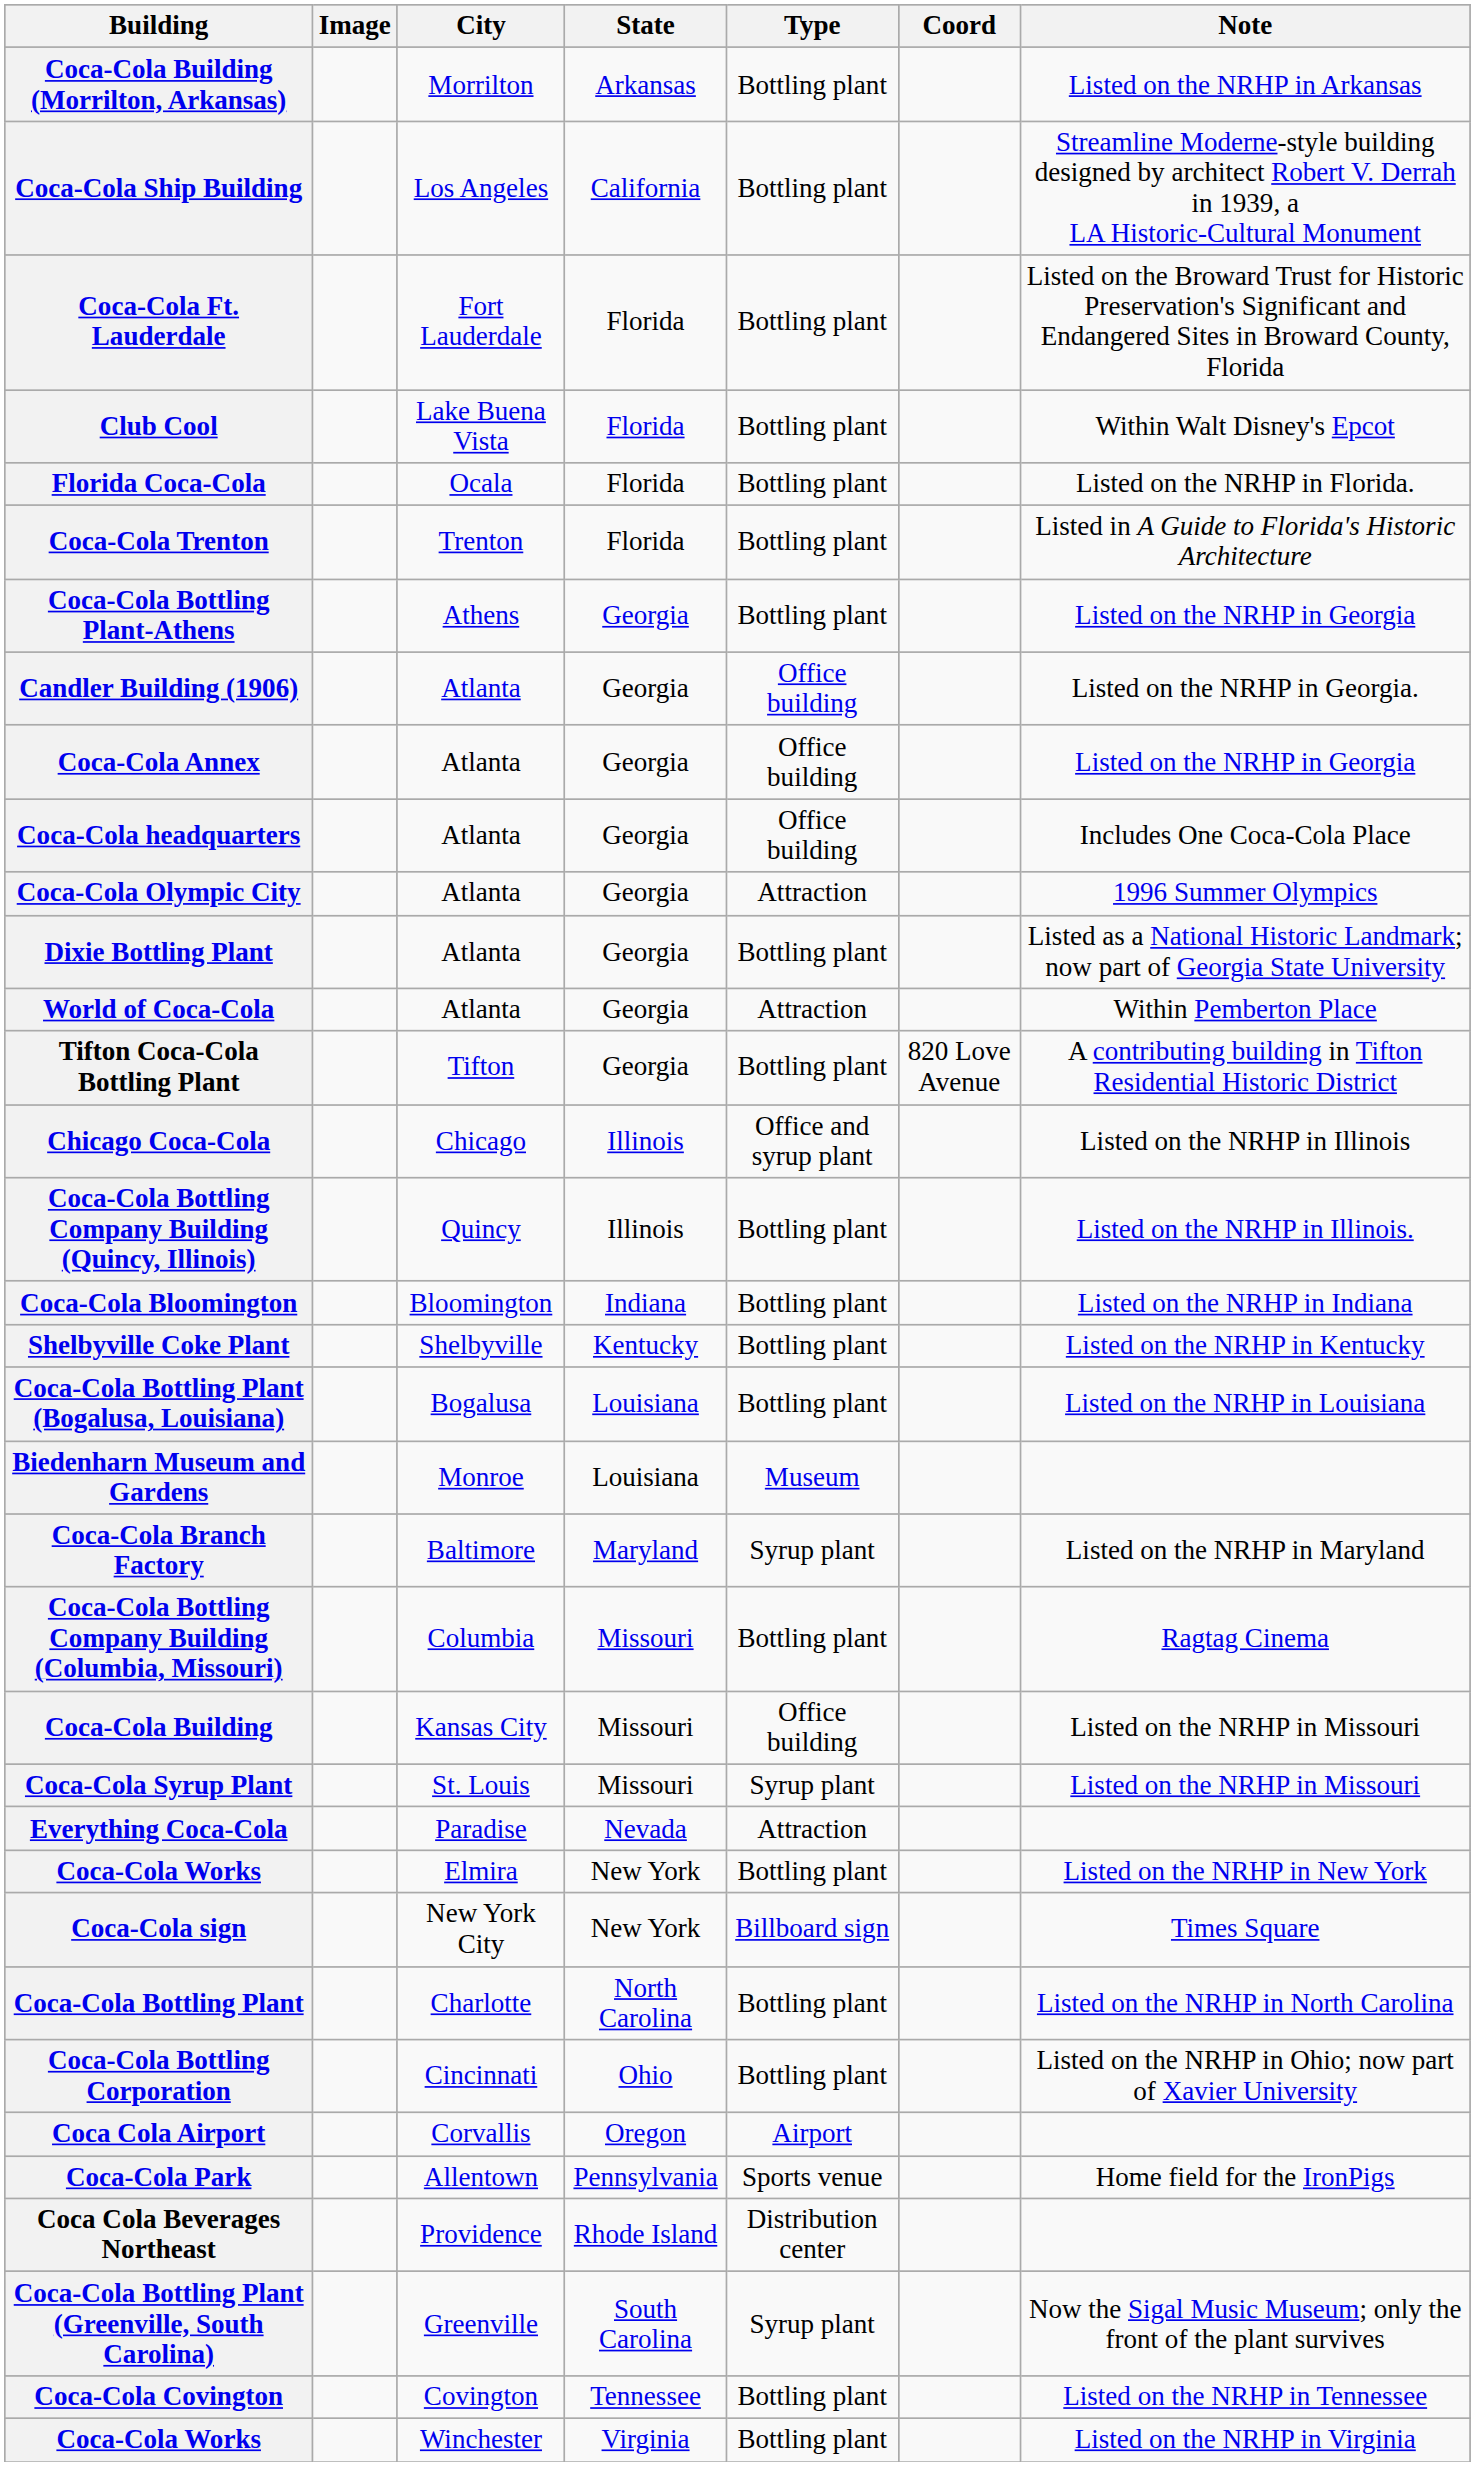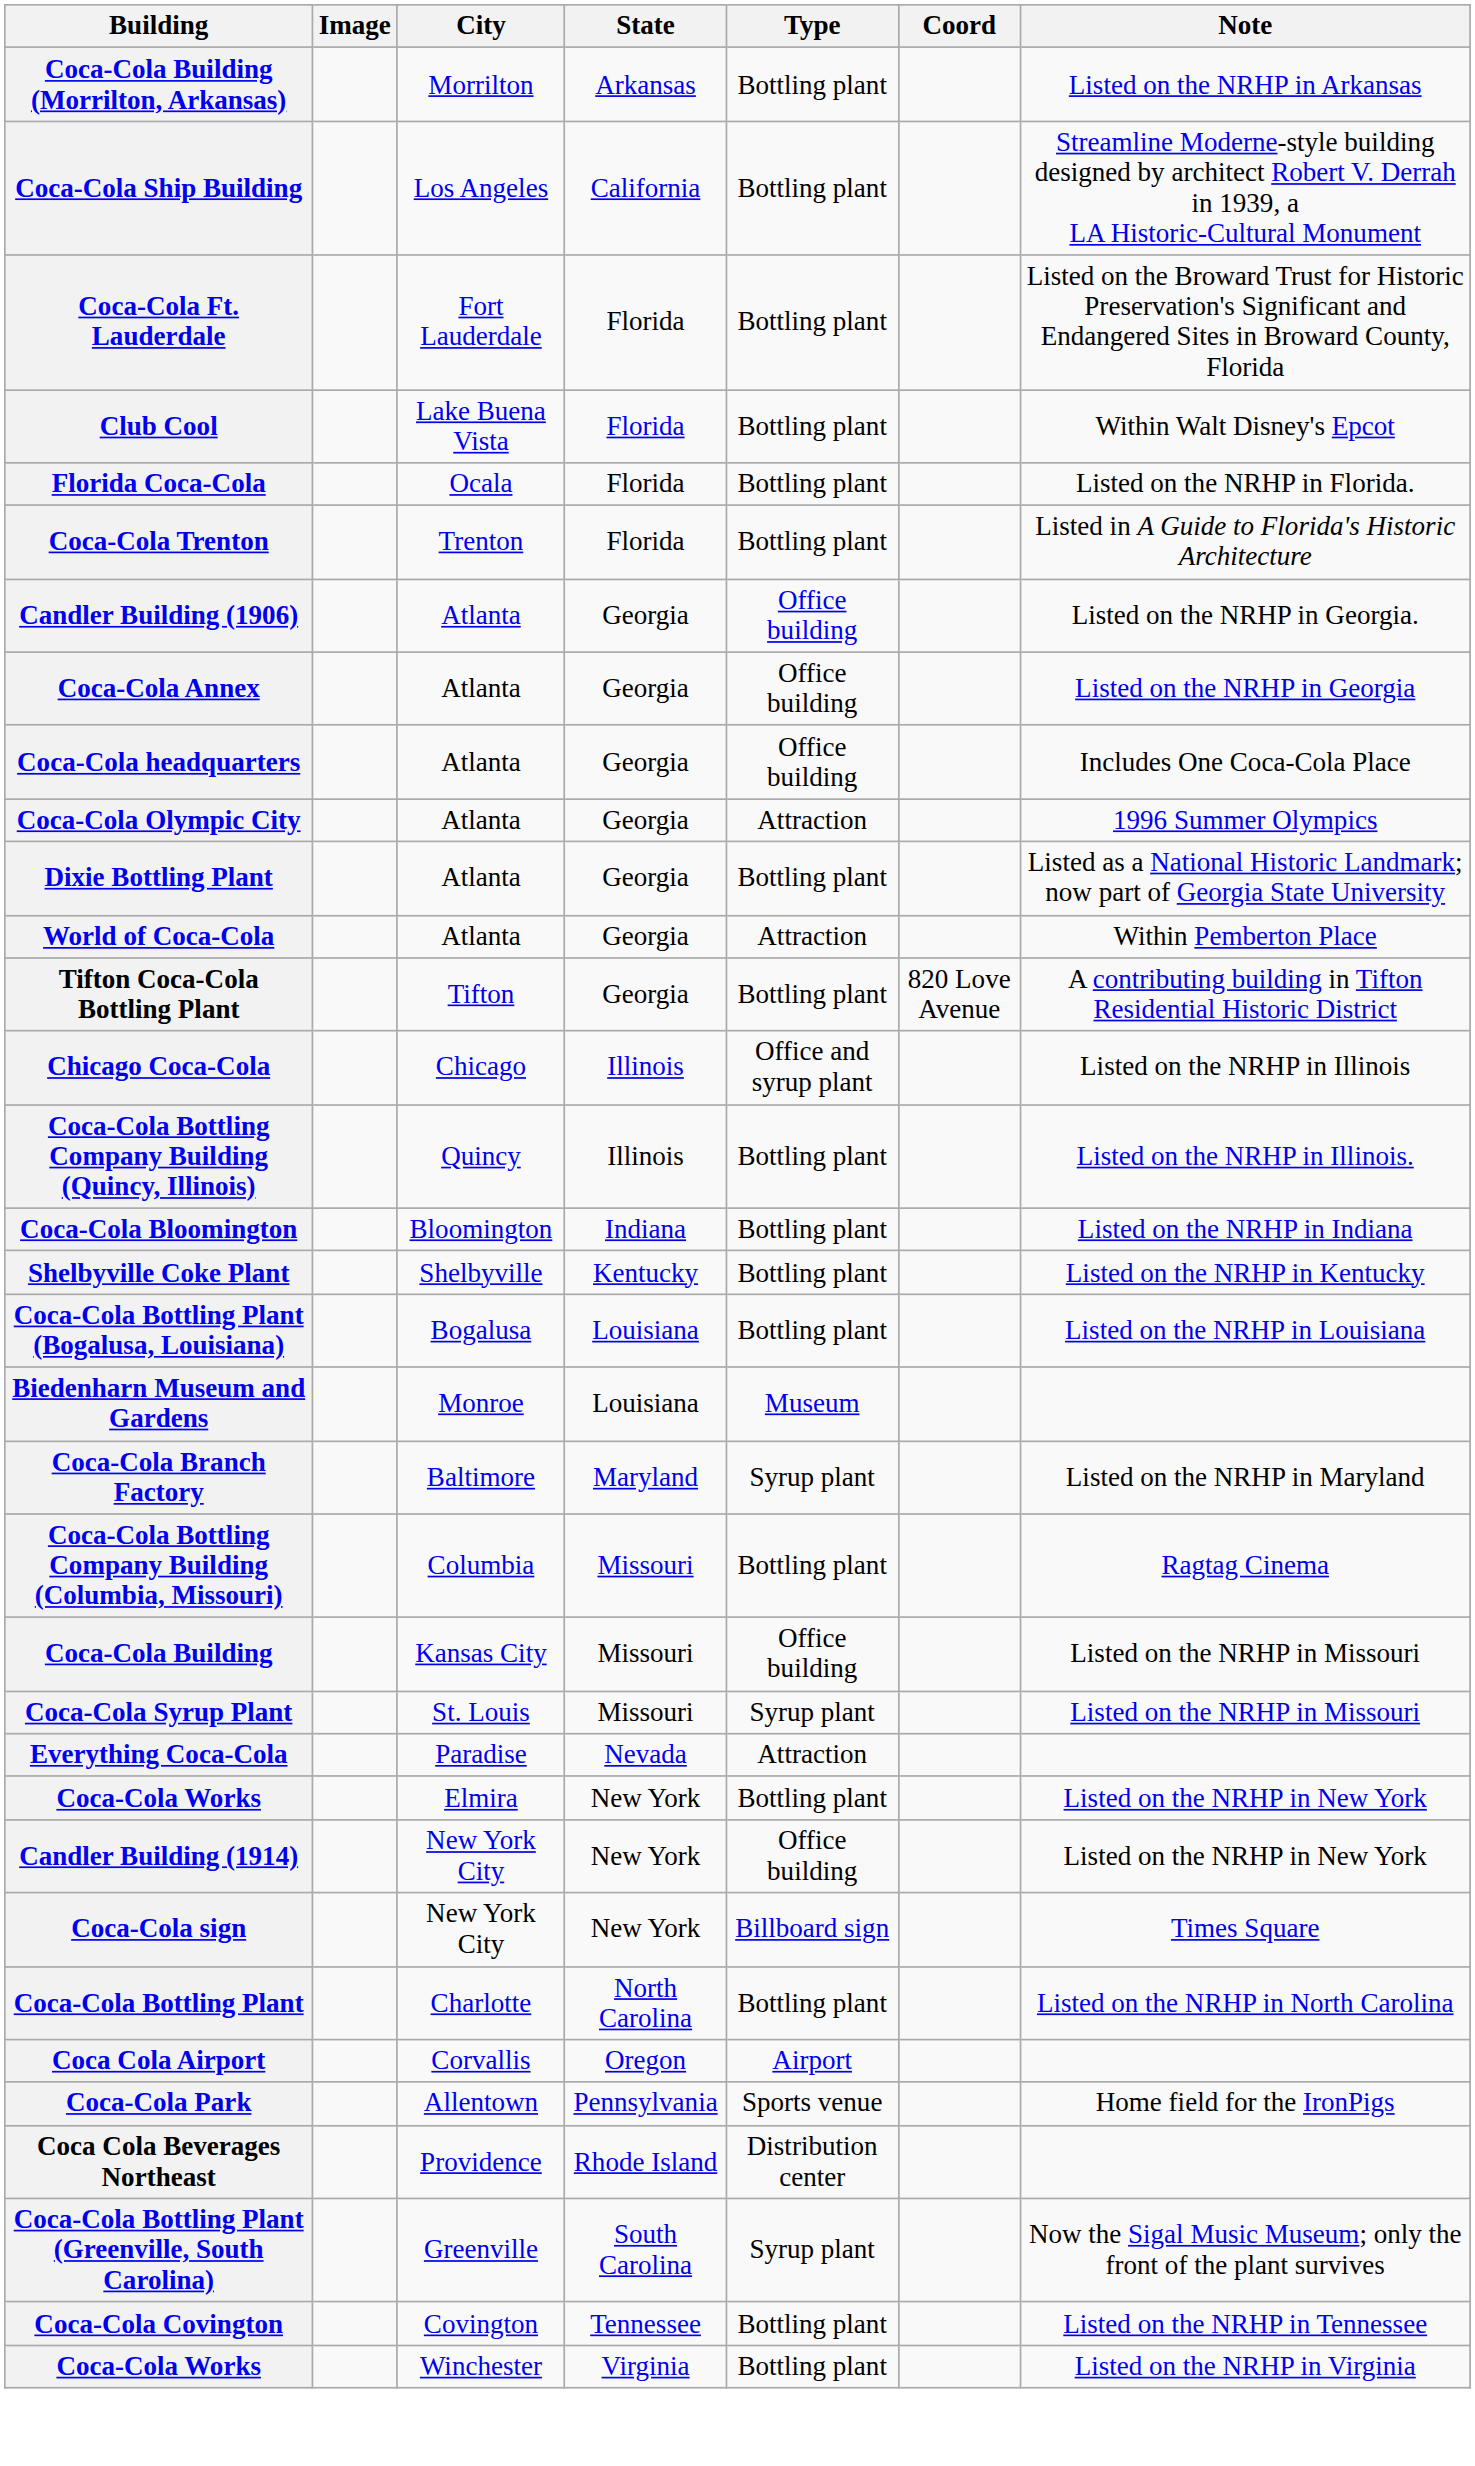- row: (159, 615)
+ row: (159, 1855)
- row: (159, 2075)
